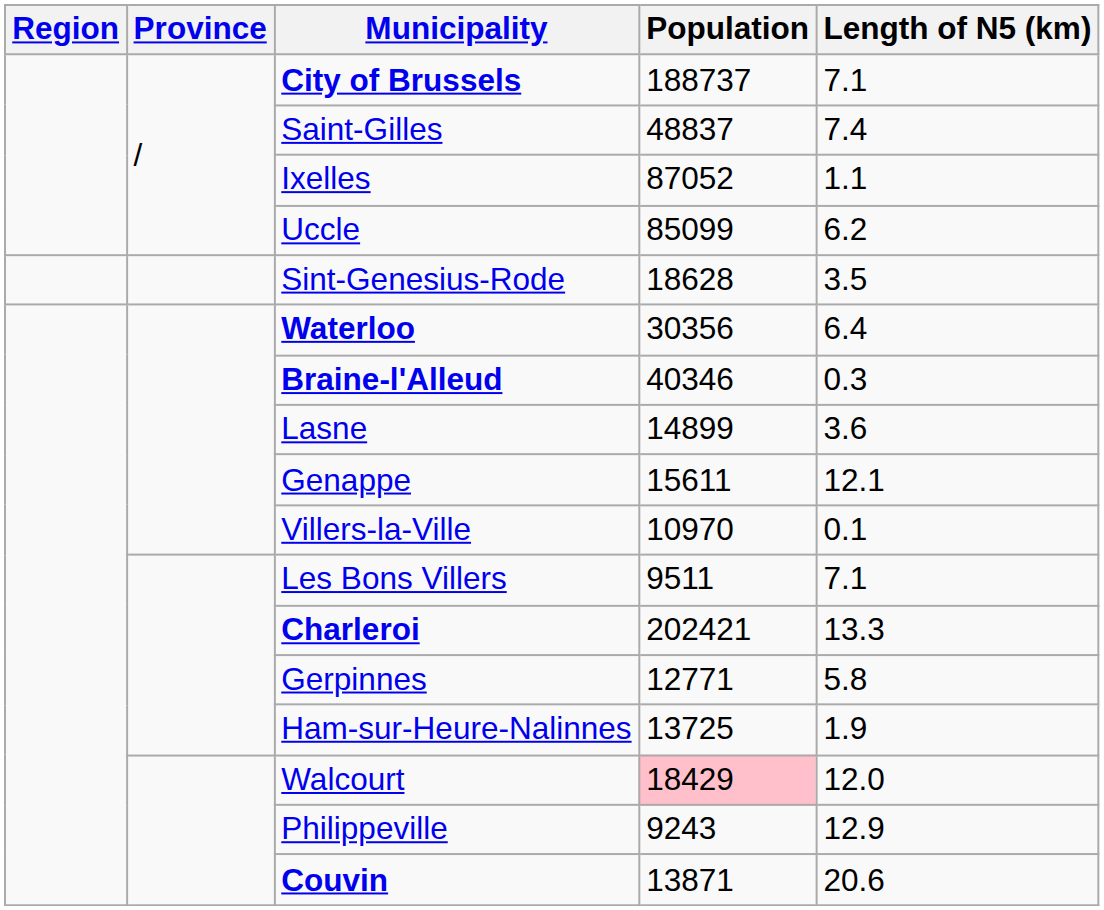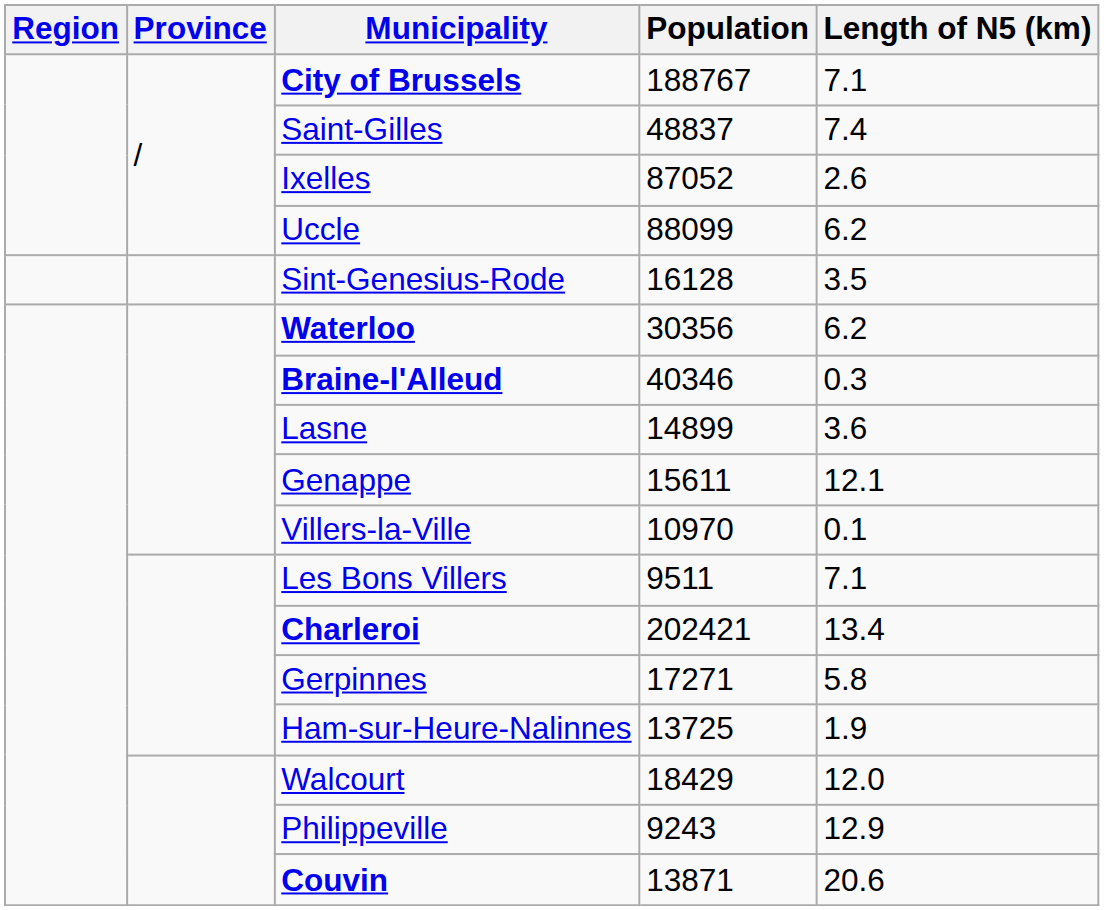(699, 79) 188737 -> (699, 79) 188767
(845, 179) 1.1 -> (845, 179) 2.6
(690, 229) 85099 -> (690, 229) 88099
(690, 279) 18628 -> (690, 279) 16128
(845, 329) 6.4 -> (845, 329) 6.2
(854, 629) 13.3 -> (854, 629) 13.4
(690, 679) 12771 -> (690, 679) 17271
(690, 779) pink background -> (690, 779) no background
